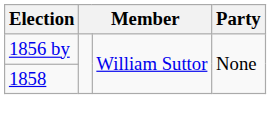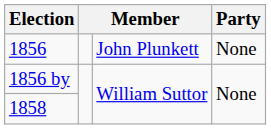+ row: (28, 49)
